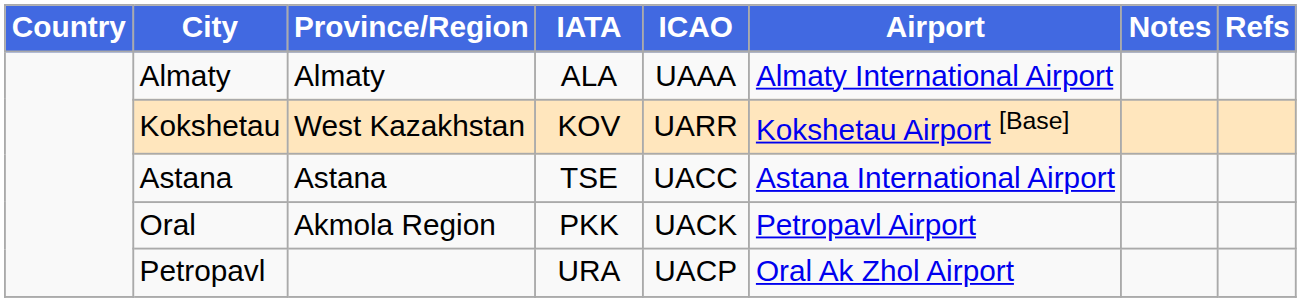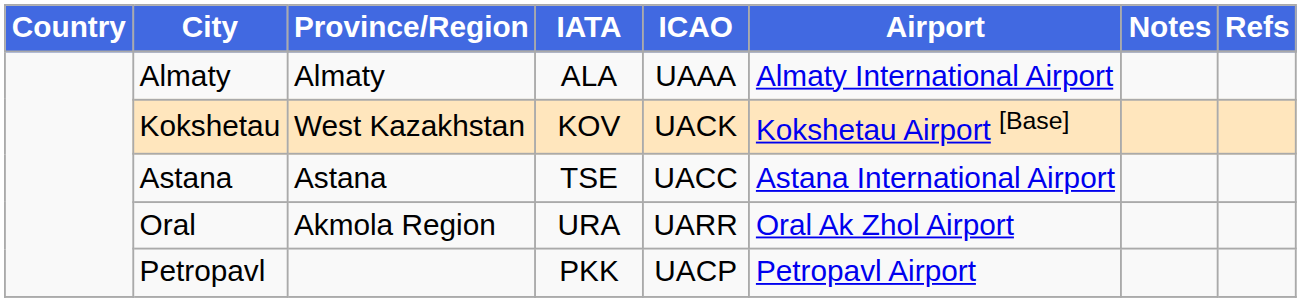(696, 126) UARR -> (696, 126) UACK
(589, 224) PKK -> (589, 224) URA
(696, 224) UACK -> (696, 224) UARR
(866, 224) Petropavl Airport -> (885, 224) Oral Ak Zhol Airport
(589, 272) URA -> (589, 272) PKK
(885, 272) Oral Ak Zhol Airport -> (866, 272) Petropavl Airport
